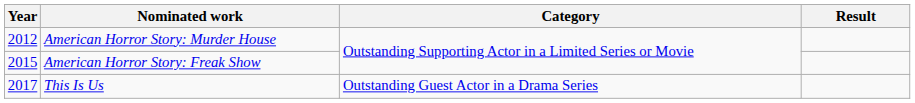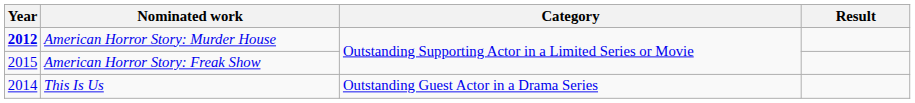(23, 39) normal -> (23, 39) bold
(23, 86) 2017 -> (23, 86) 2014
